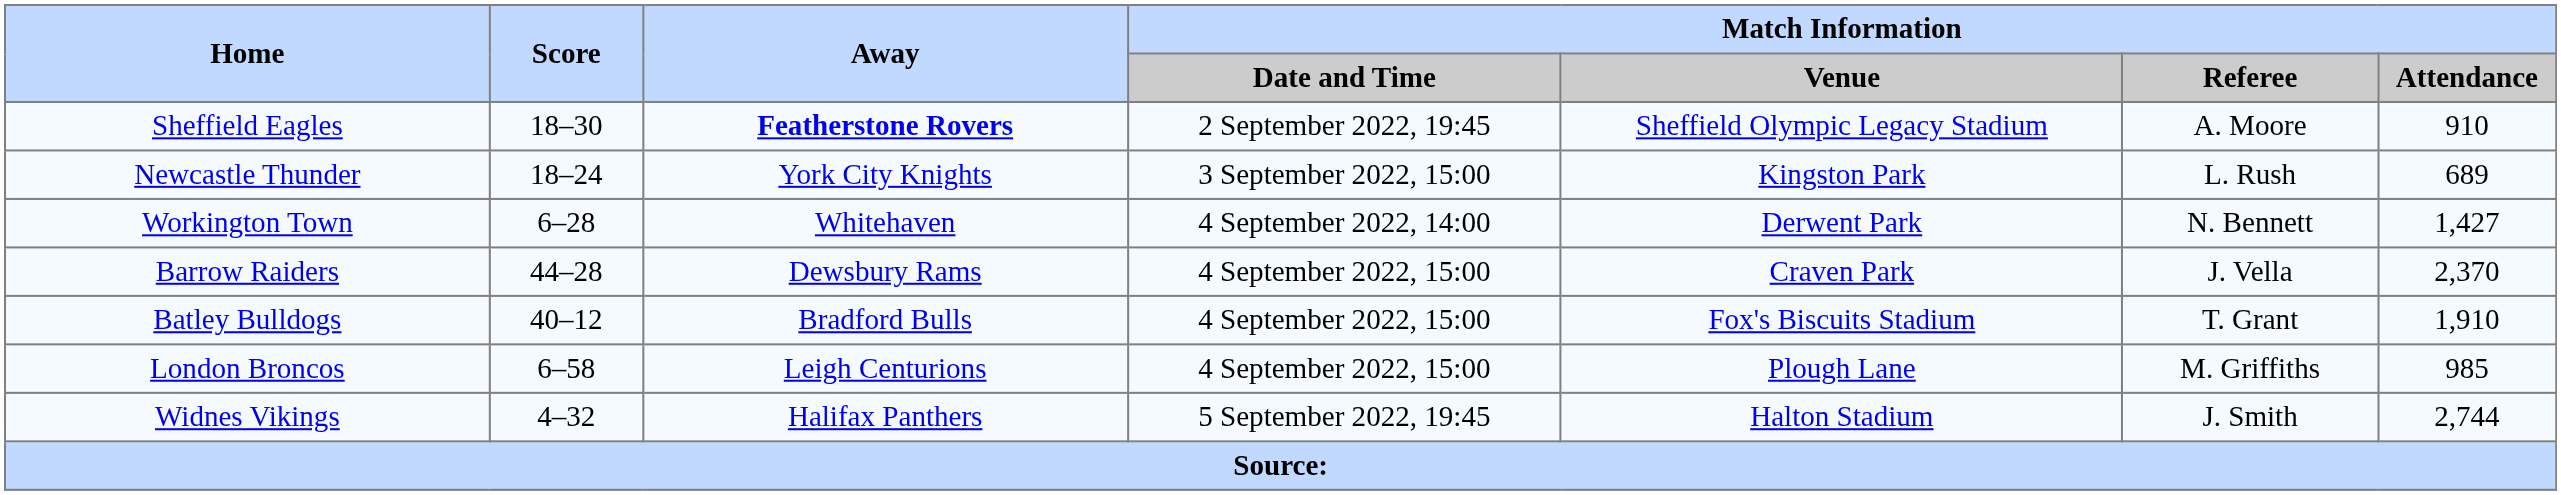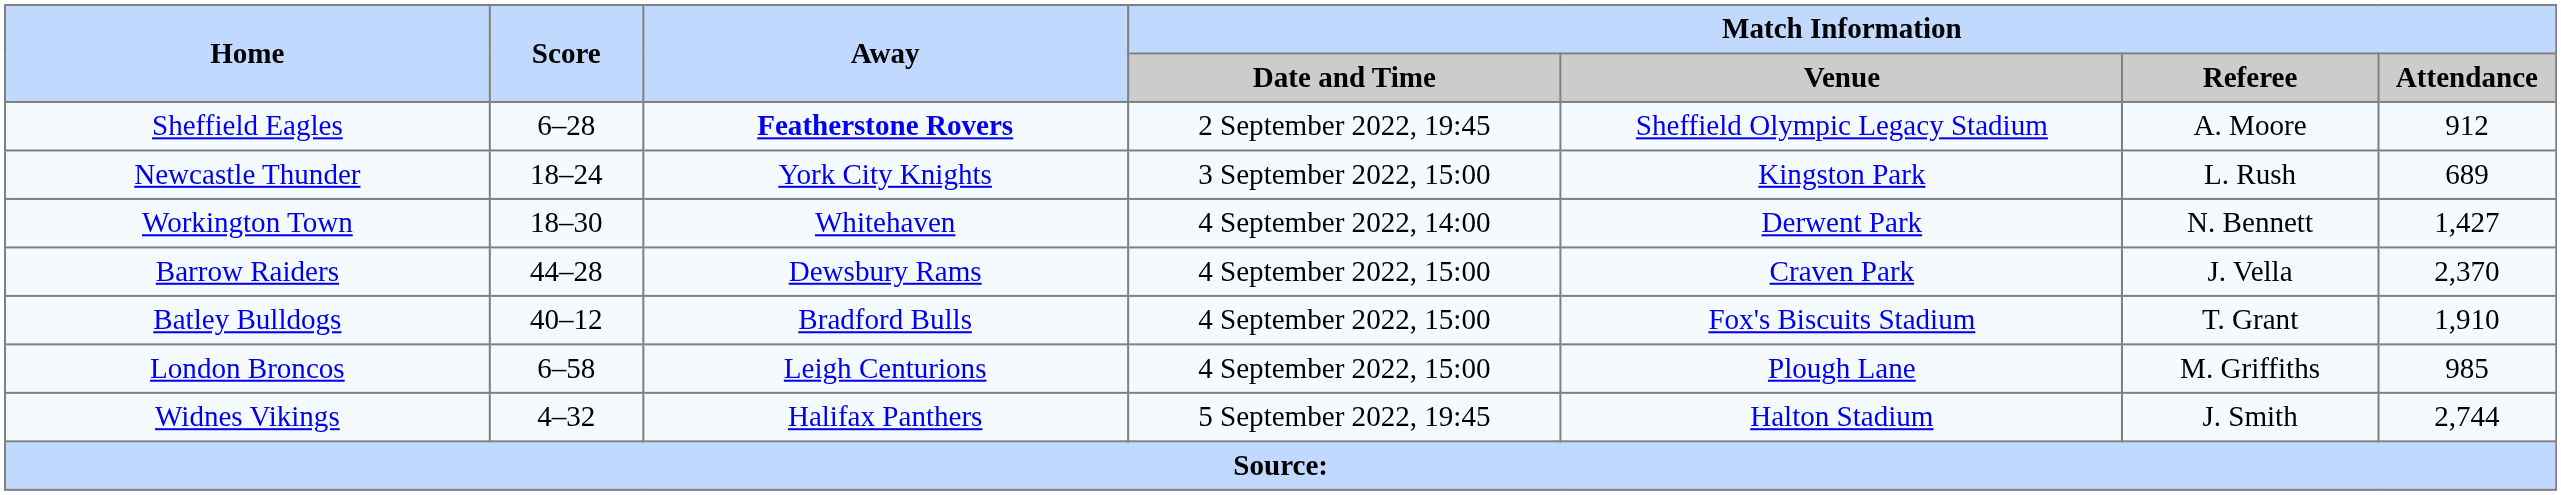(566, 125) 18–30 -> (566, 125) 6–28
(2467, 125) 910 -> (2467, 125) 912
(566, 222) 6–28 -> (566, 222) 18–30
